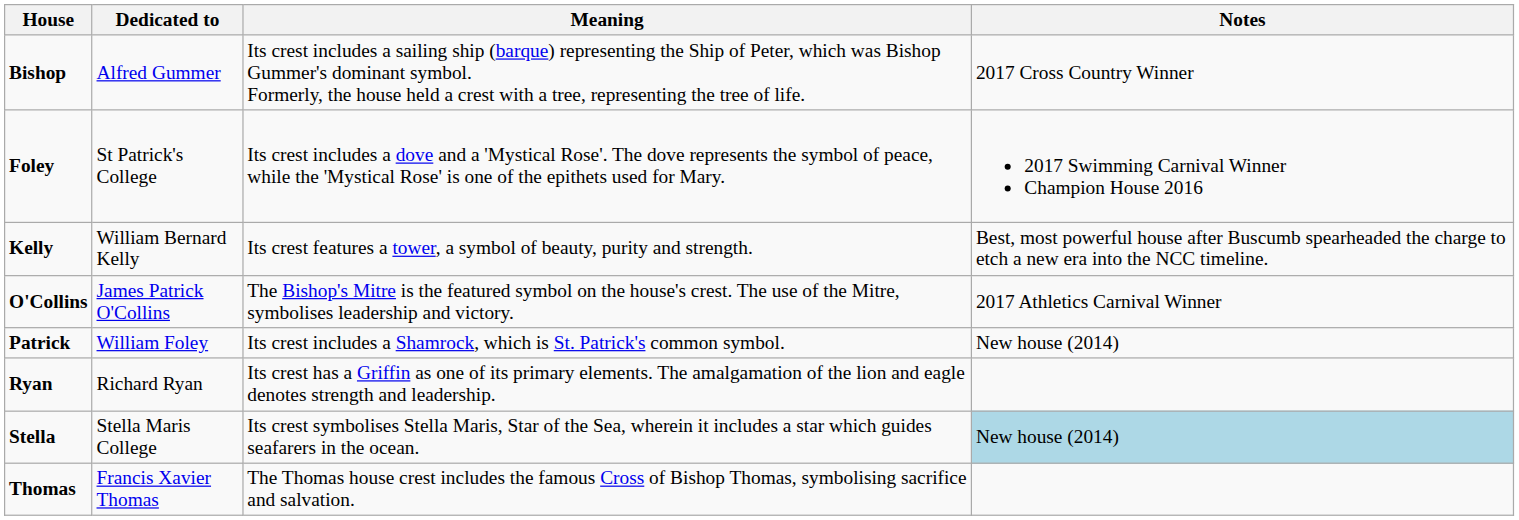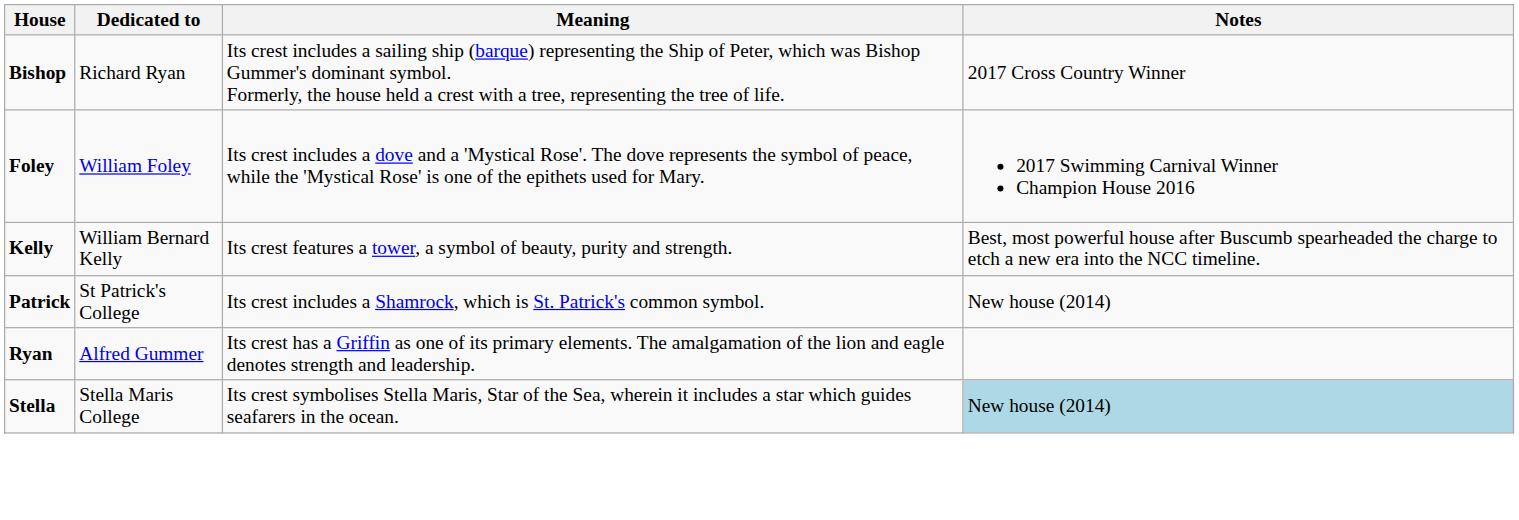(159, 72) Alfred Gummer -> (132, 72) Richard Ryan
(140, 165) St Patrick's College -> (135, 165) William Foley
- row: (48, 301)
(152, 342) William Foley -> (123, 301) St Patrick's College
(150, 384) Richard Ryan -> (141, 353) Alfred Gummer
- row: (42, 489)
